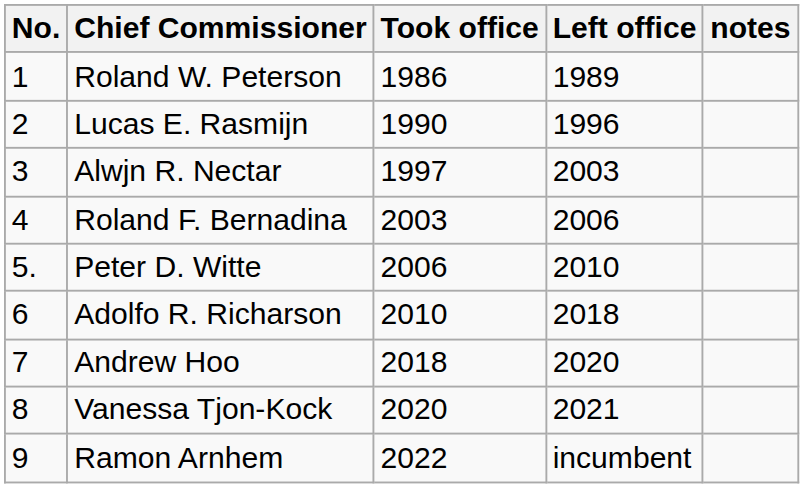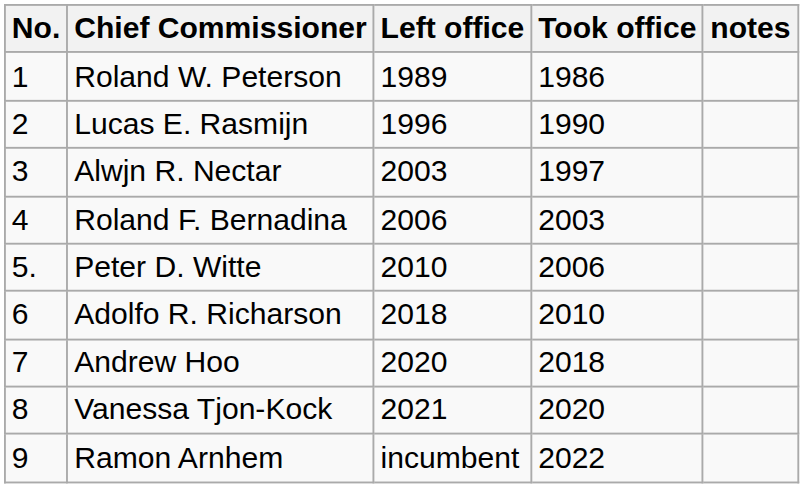columns swapped: (460, 28) <-> (625, 28)
